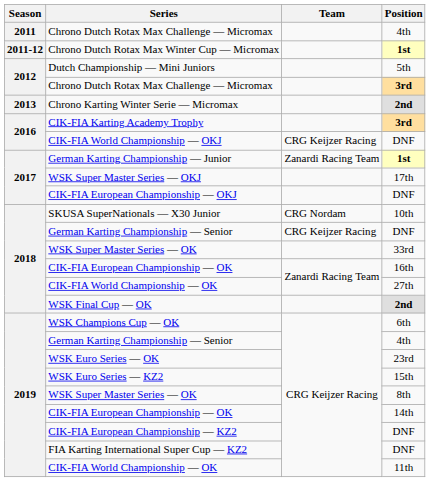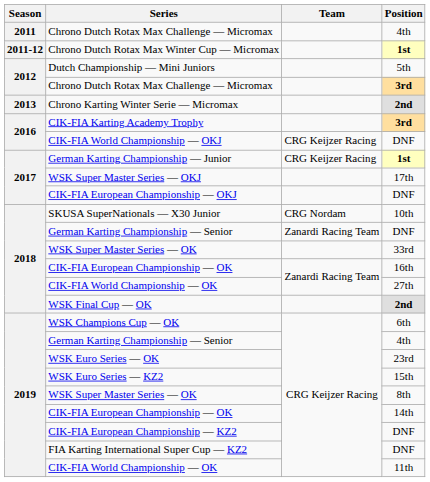(332, 158) Zanardi Racing Team -> (330, 158) CRG Keijzer Racing
(330, 231) CRG Keijzer Racing -> (332, 231) Zanardi Racing Team
